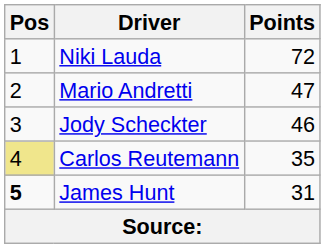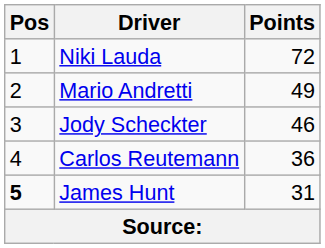(303, 90) 47 -> (303, 90) 49
(16, 159) khaki background -> (16, 159) no background
(303, 159) 35 -> (303, 159) 36
